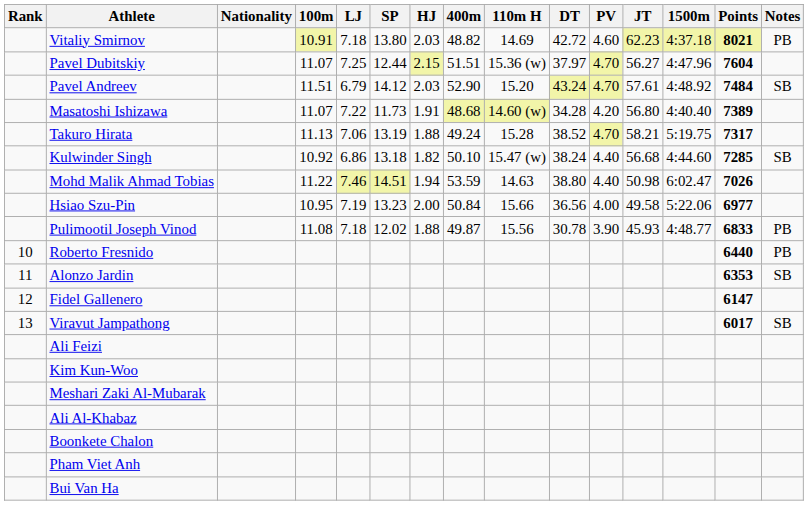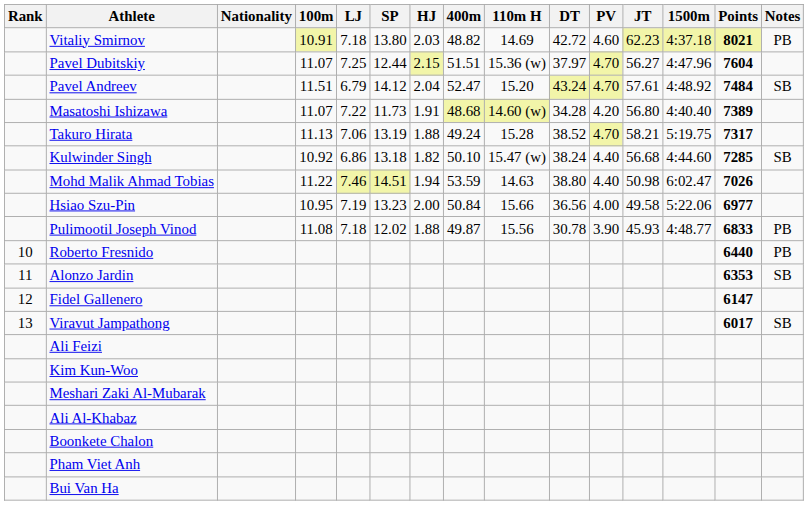(427, 87) 2.03 -> (427, 87) 2.04
(464, 87) 52.90 -> (464, 87) 52.47
